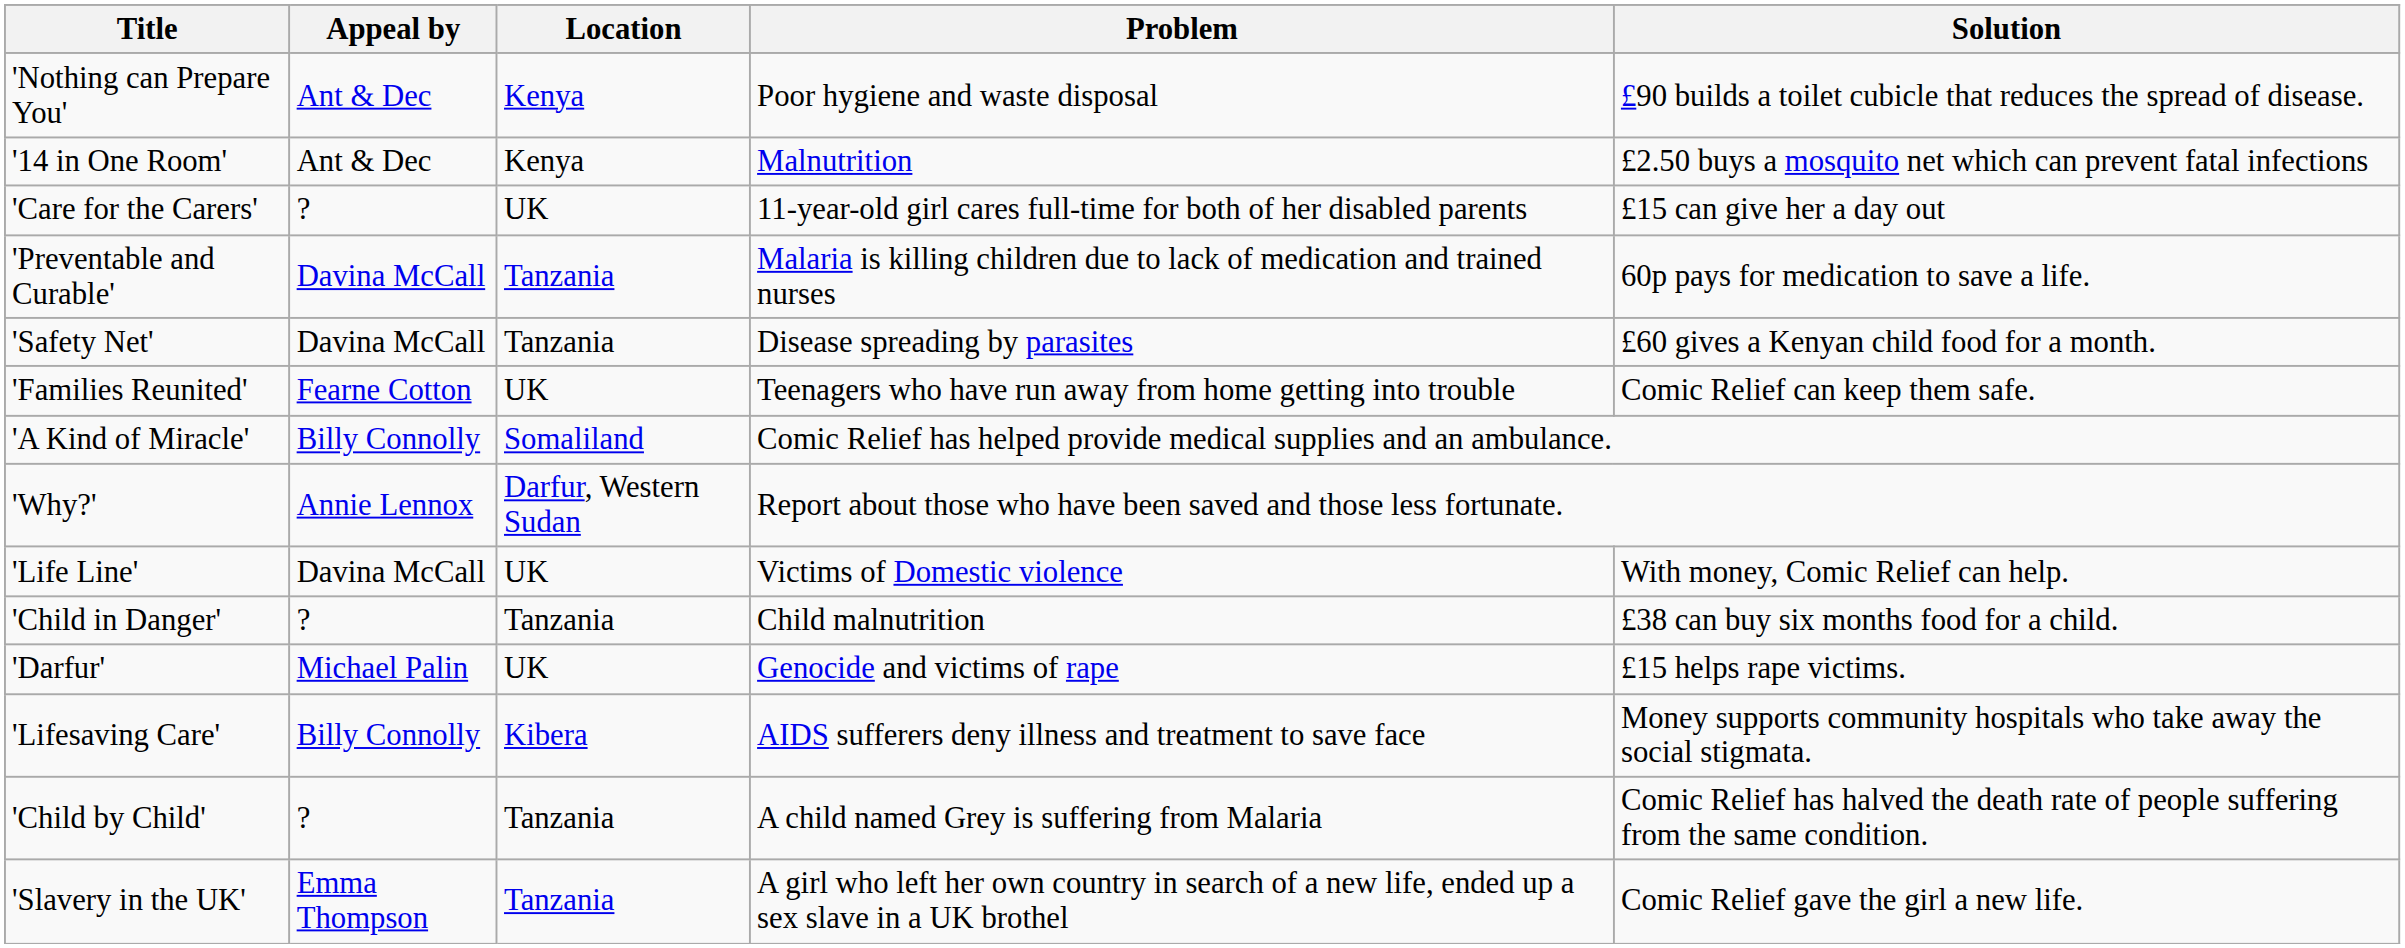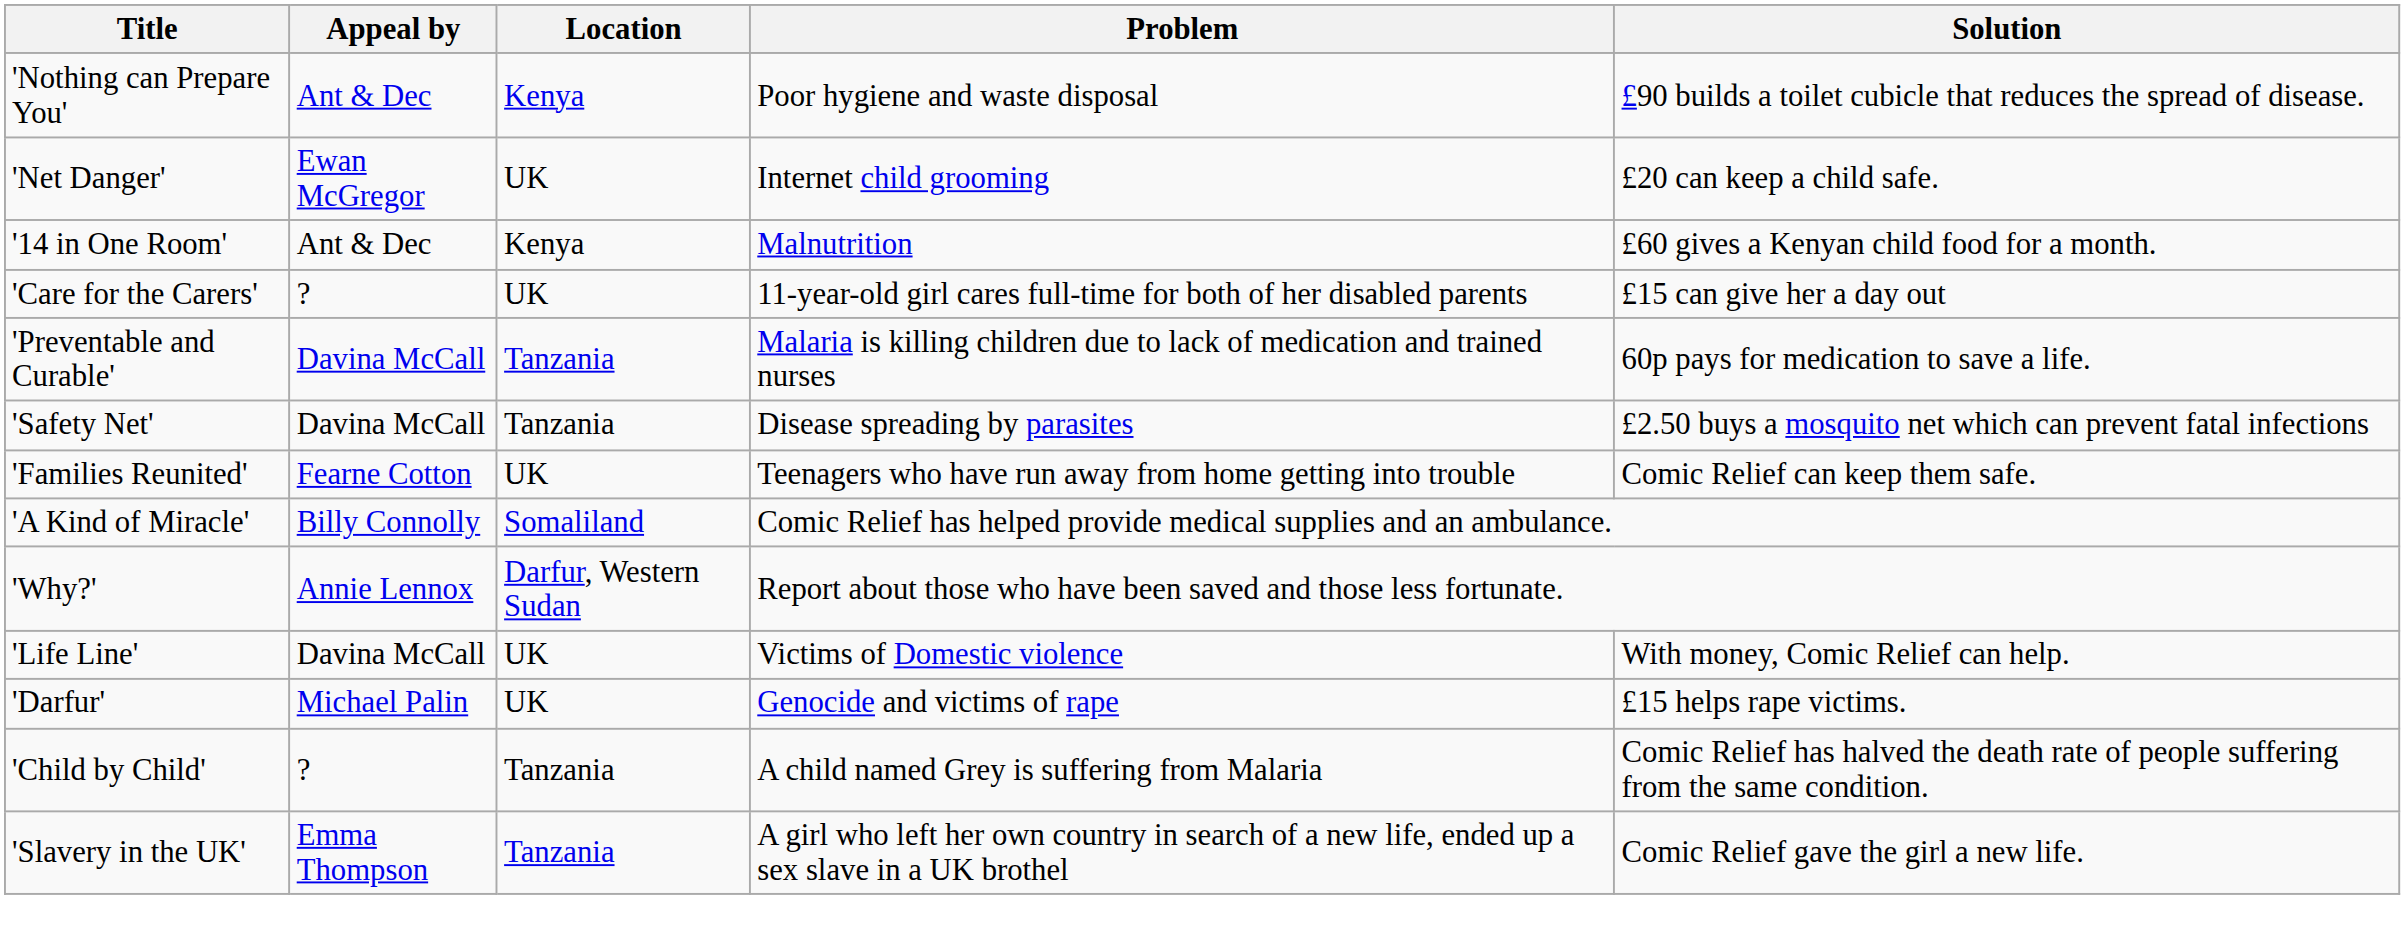+ row: (89, 178)
(1995, 160) £2.50 buys a mosquito net which can prevent fatal infections -> (1889, 244) £60 gives a Kenyan child food for a month.
(1888, 341) £60 gives a Kenyan child food for a month. -> (1995, 424) £2.50 buys a mosquito net which can prevent fatal infections
- row: (117, 619)
- row: (116, 734)
